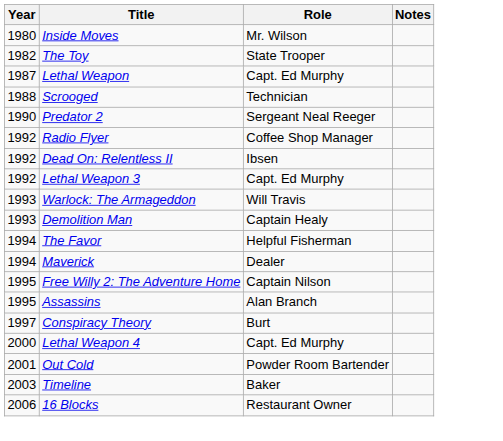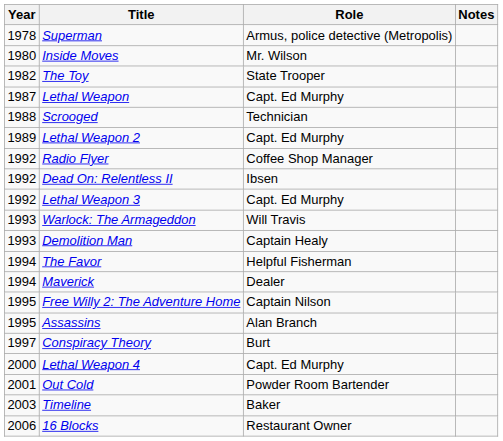+ row: (72, 35)
+ row: (91, 138)
- row: (72, 117)
